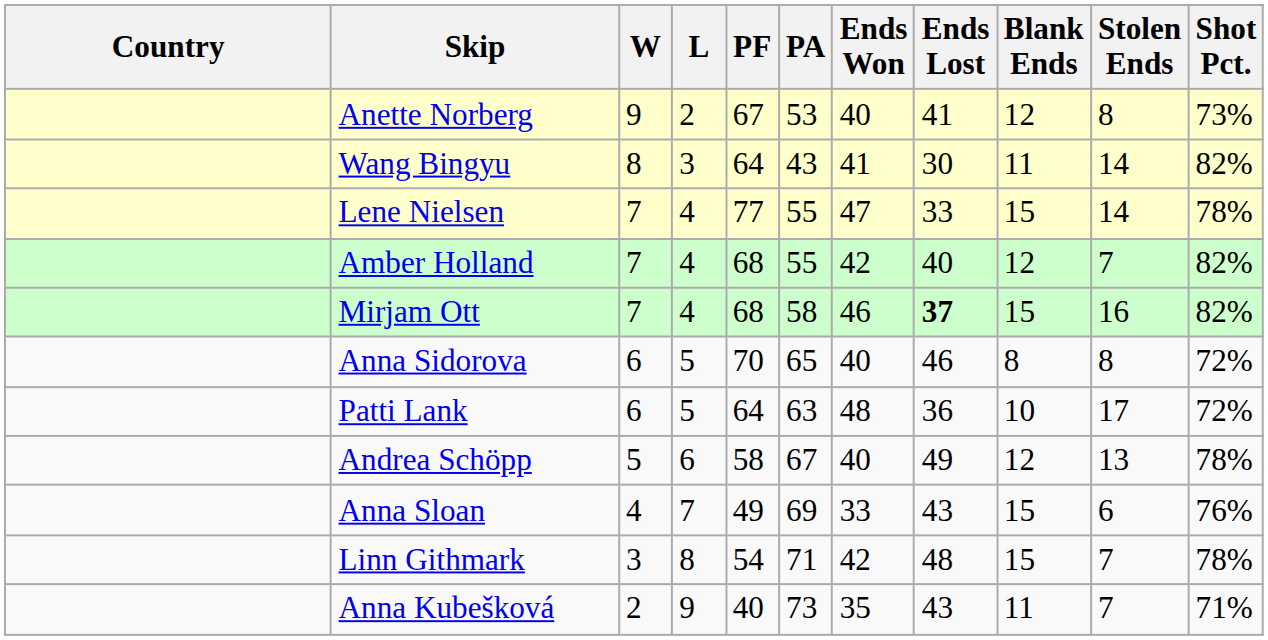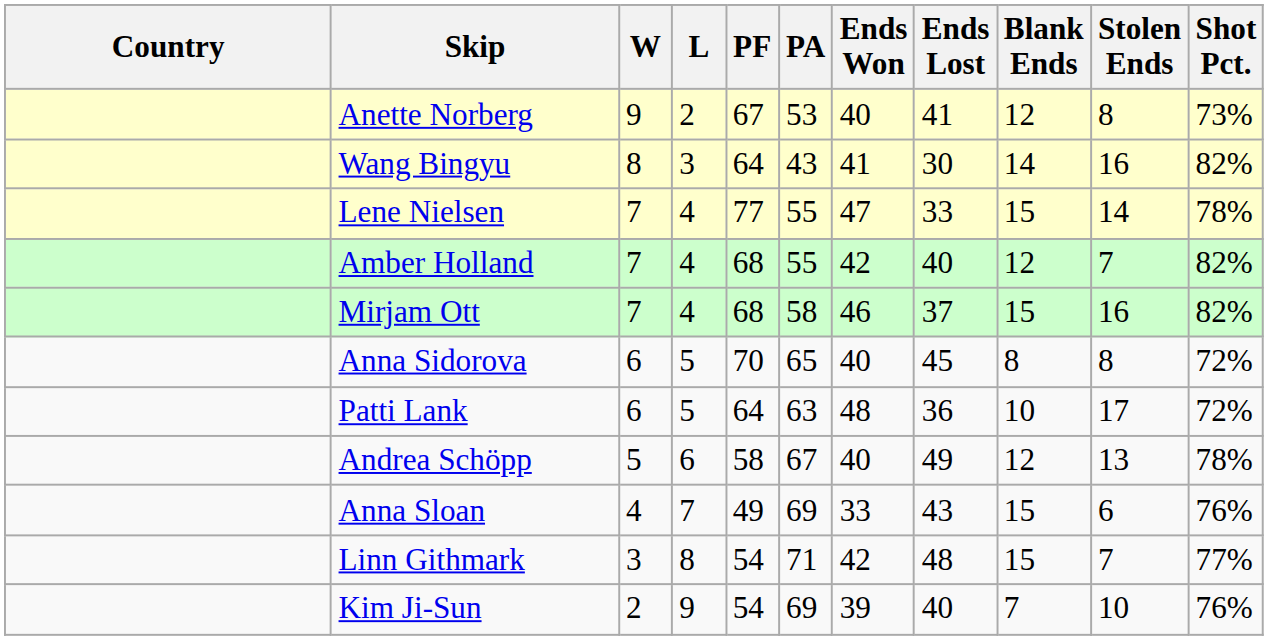(1019, 163) 11 -> (1019, 163) 14
(1114, 163) 14 -> (1114, 163) 16
(937, 311) bold -> (937, 311) normal
(937, 361) 46 -> (937, 361) 45
(1224, 559) 78% -> (1224, 559) 77%
- row: (446, 608)
+ row: (410, 608)
